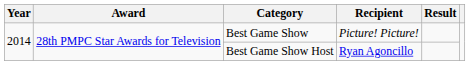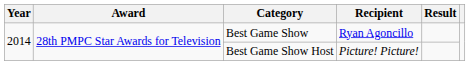(379, 32) Picture! Picture! -> (376, 32) Ryan Agoncillo
(376, 51) Ryan Agoncillo -> (379, 51) Picture! Picture!
